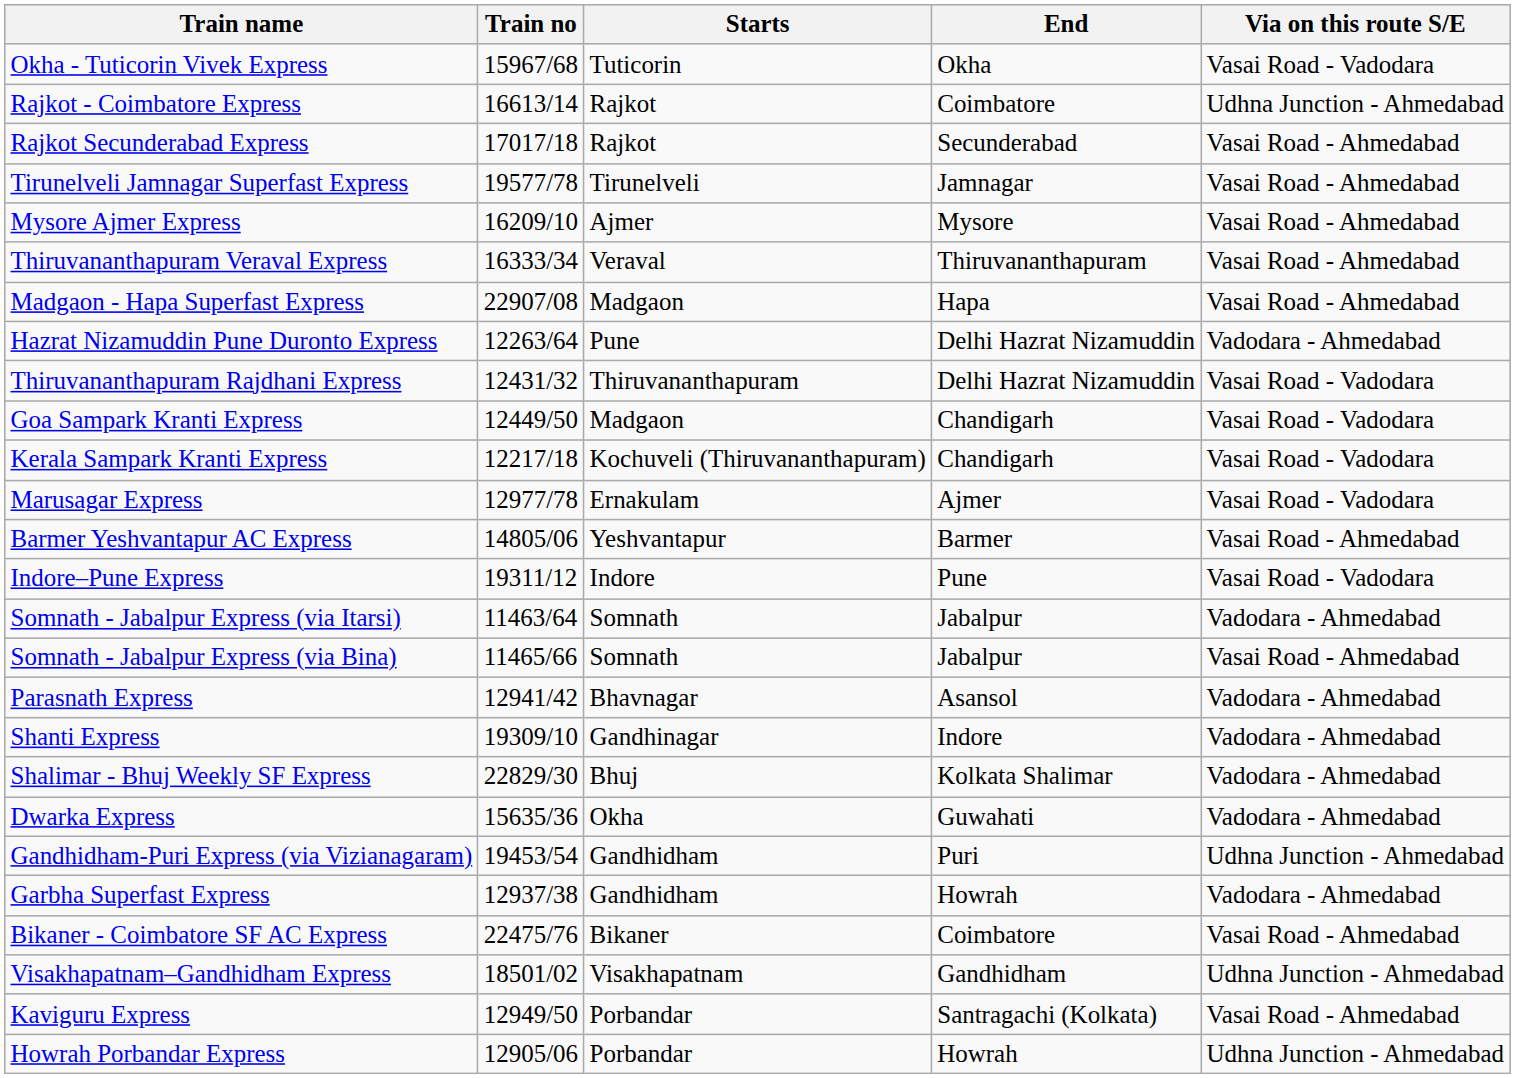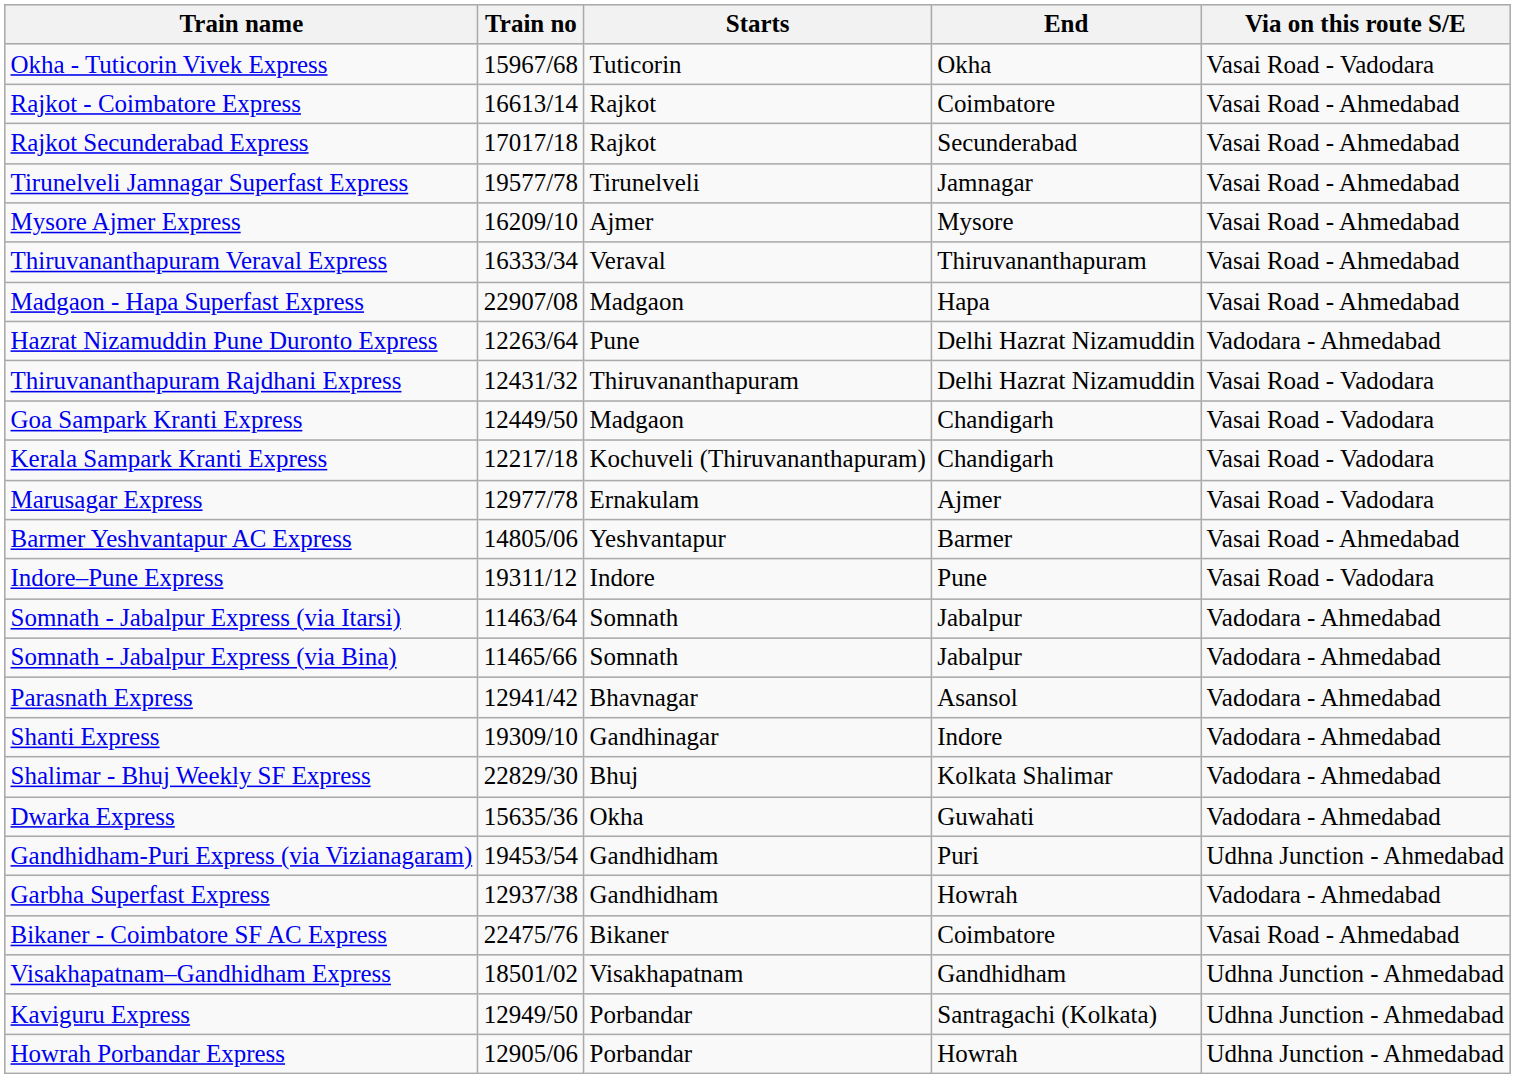(1355, 103) Udhna Junction - Ahmedabad -> (1333, 103) Vasai Road - Ahmedabad
(1333, 657) Vasai Road - Ahmedabad -> (1324, 657) Vadodara - Ahmedabad
(1333, 1013) Vasai Road - Ahmedabad -> (1355, 1013) Udhna Junction - Ahmedabad
